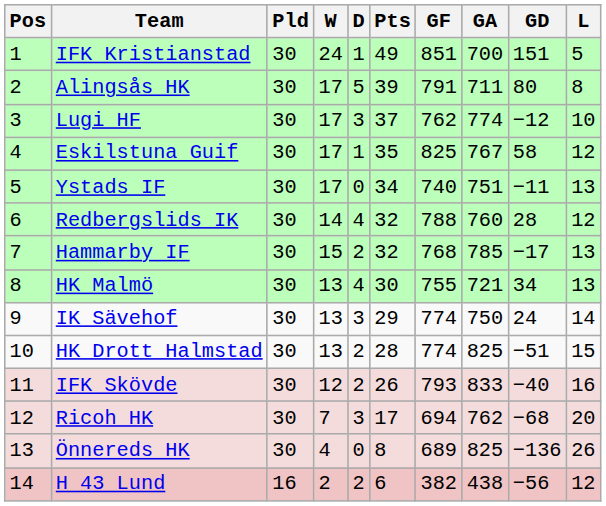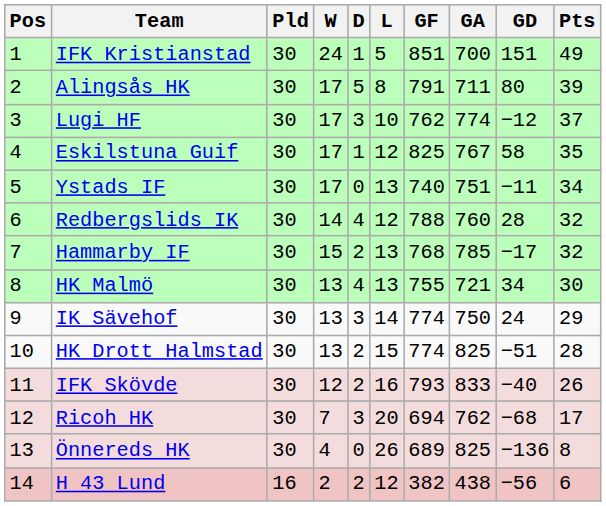columns swapped: (583, 21) <-> (393, 21)
